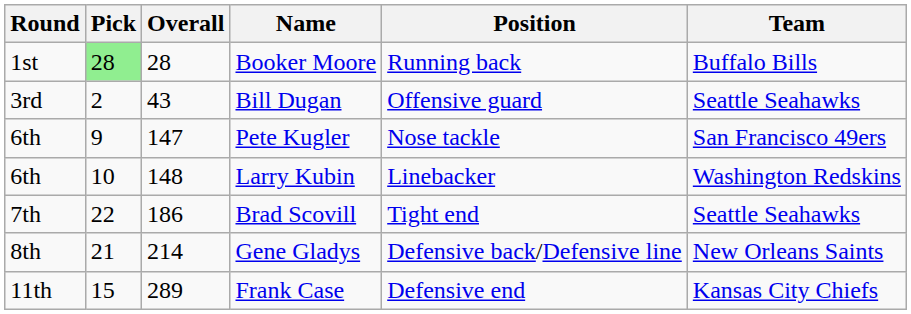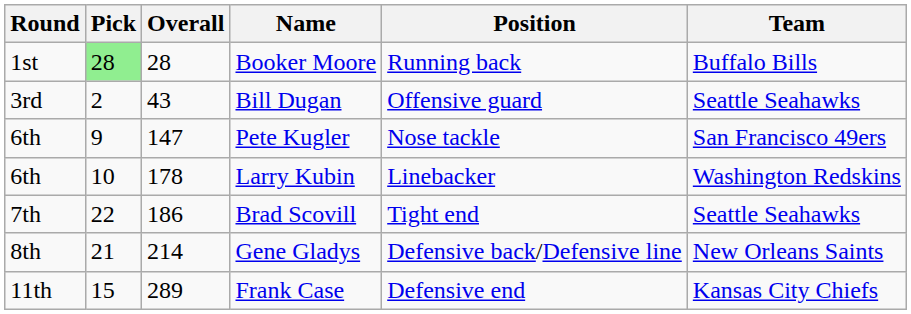(165, 175) 148 -> (165, 175) 178
